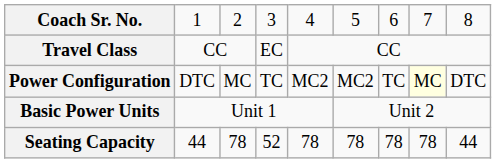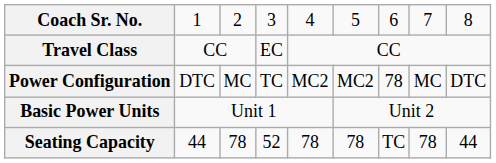(394, 81) TC -> (394, 81) 78
(428, 81) lightyellow background -> (428, 81) no background
(394, 142) 78 -> (394, 142) TC
